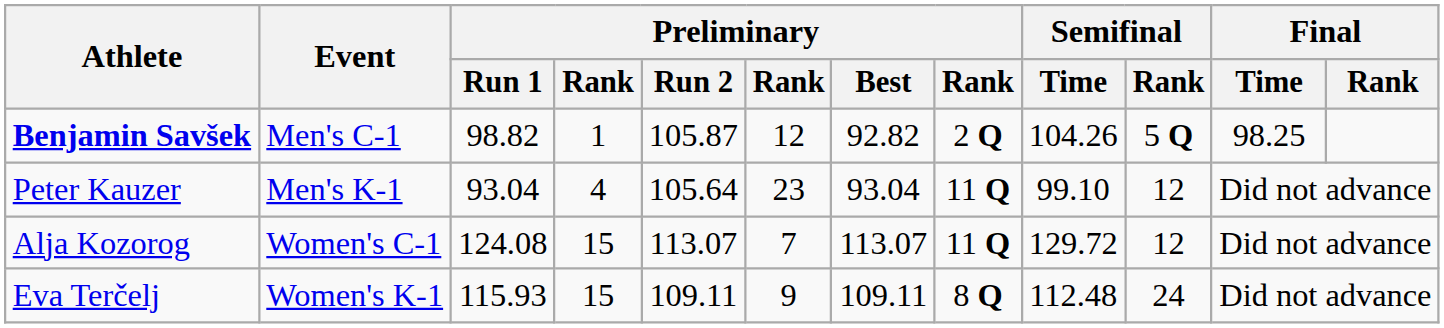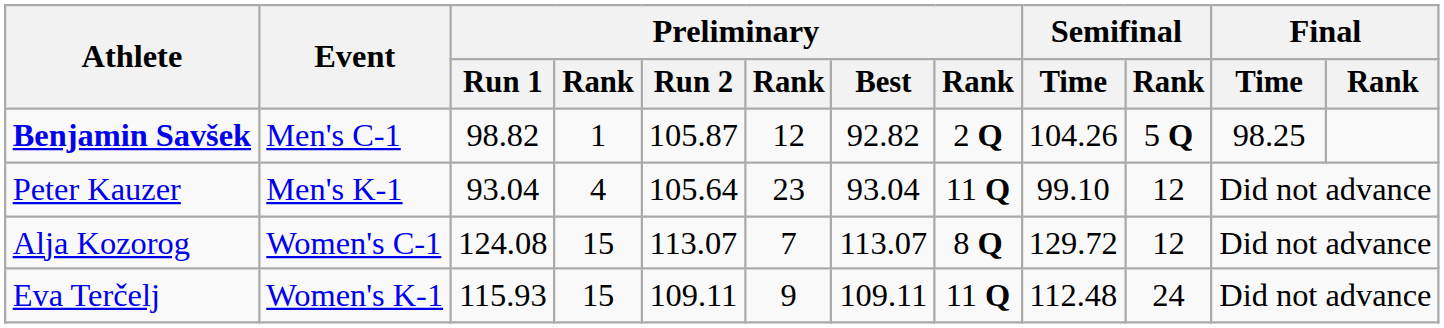(978, 242) 11 Q -> (978, 242) 8 Q
(978, 295) 8 Q -> (978, 295) 11 Q
